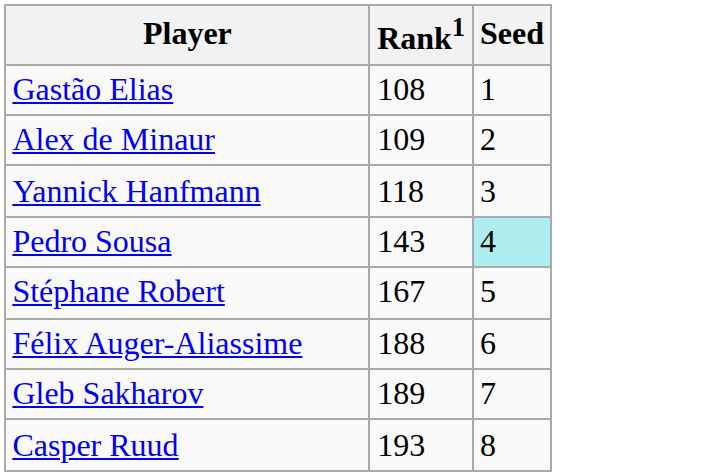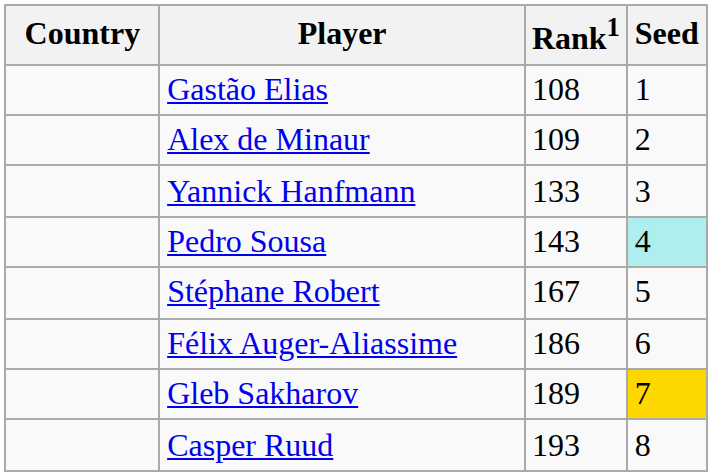+ column: (82, 34)
(401, 190) 118 -> (556, 190) 133
(401, 343) 188 -> (556, 343) 186
(488, 393) no background -> (643, 393) gold background
